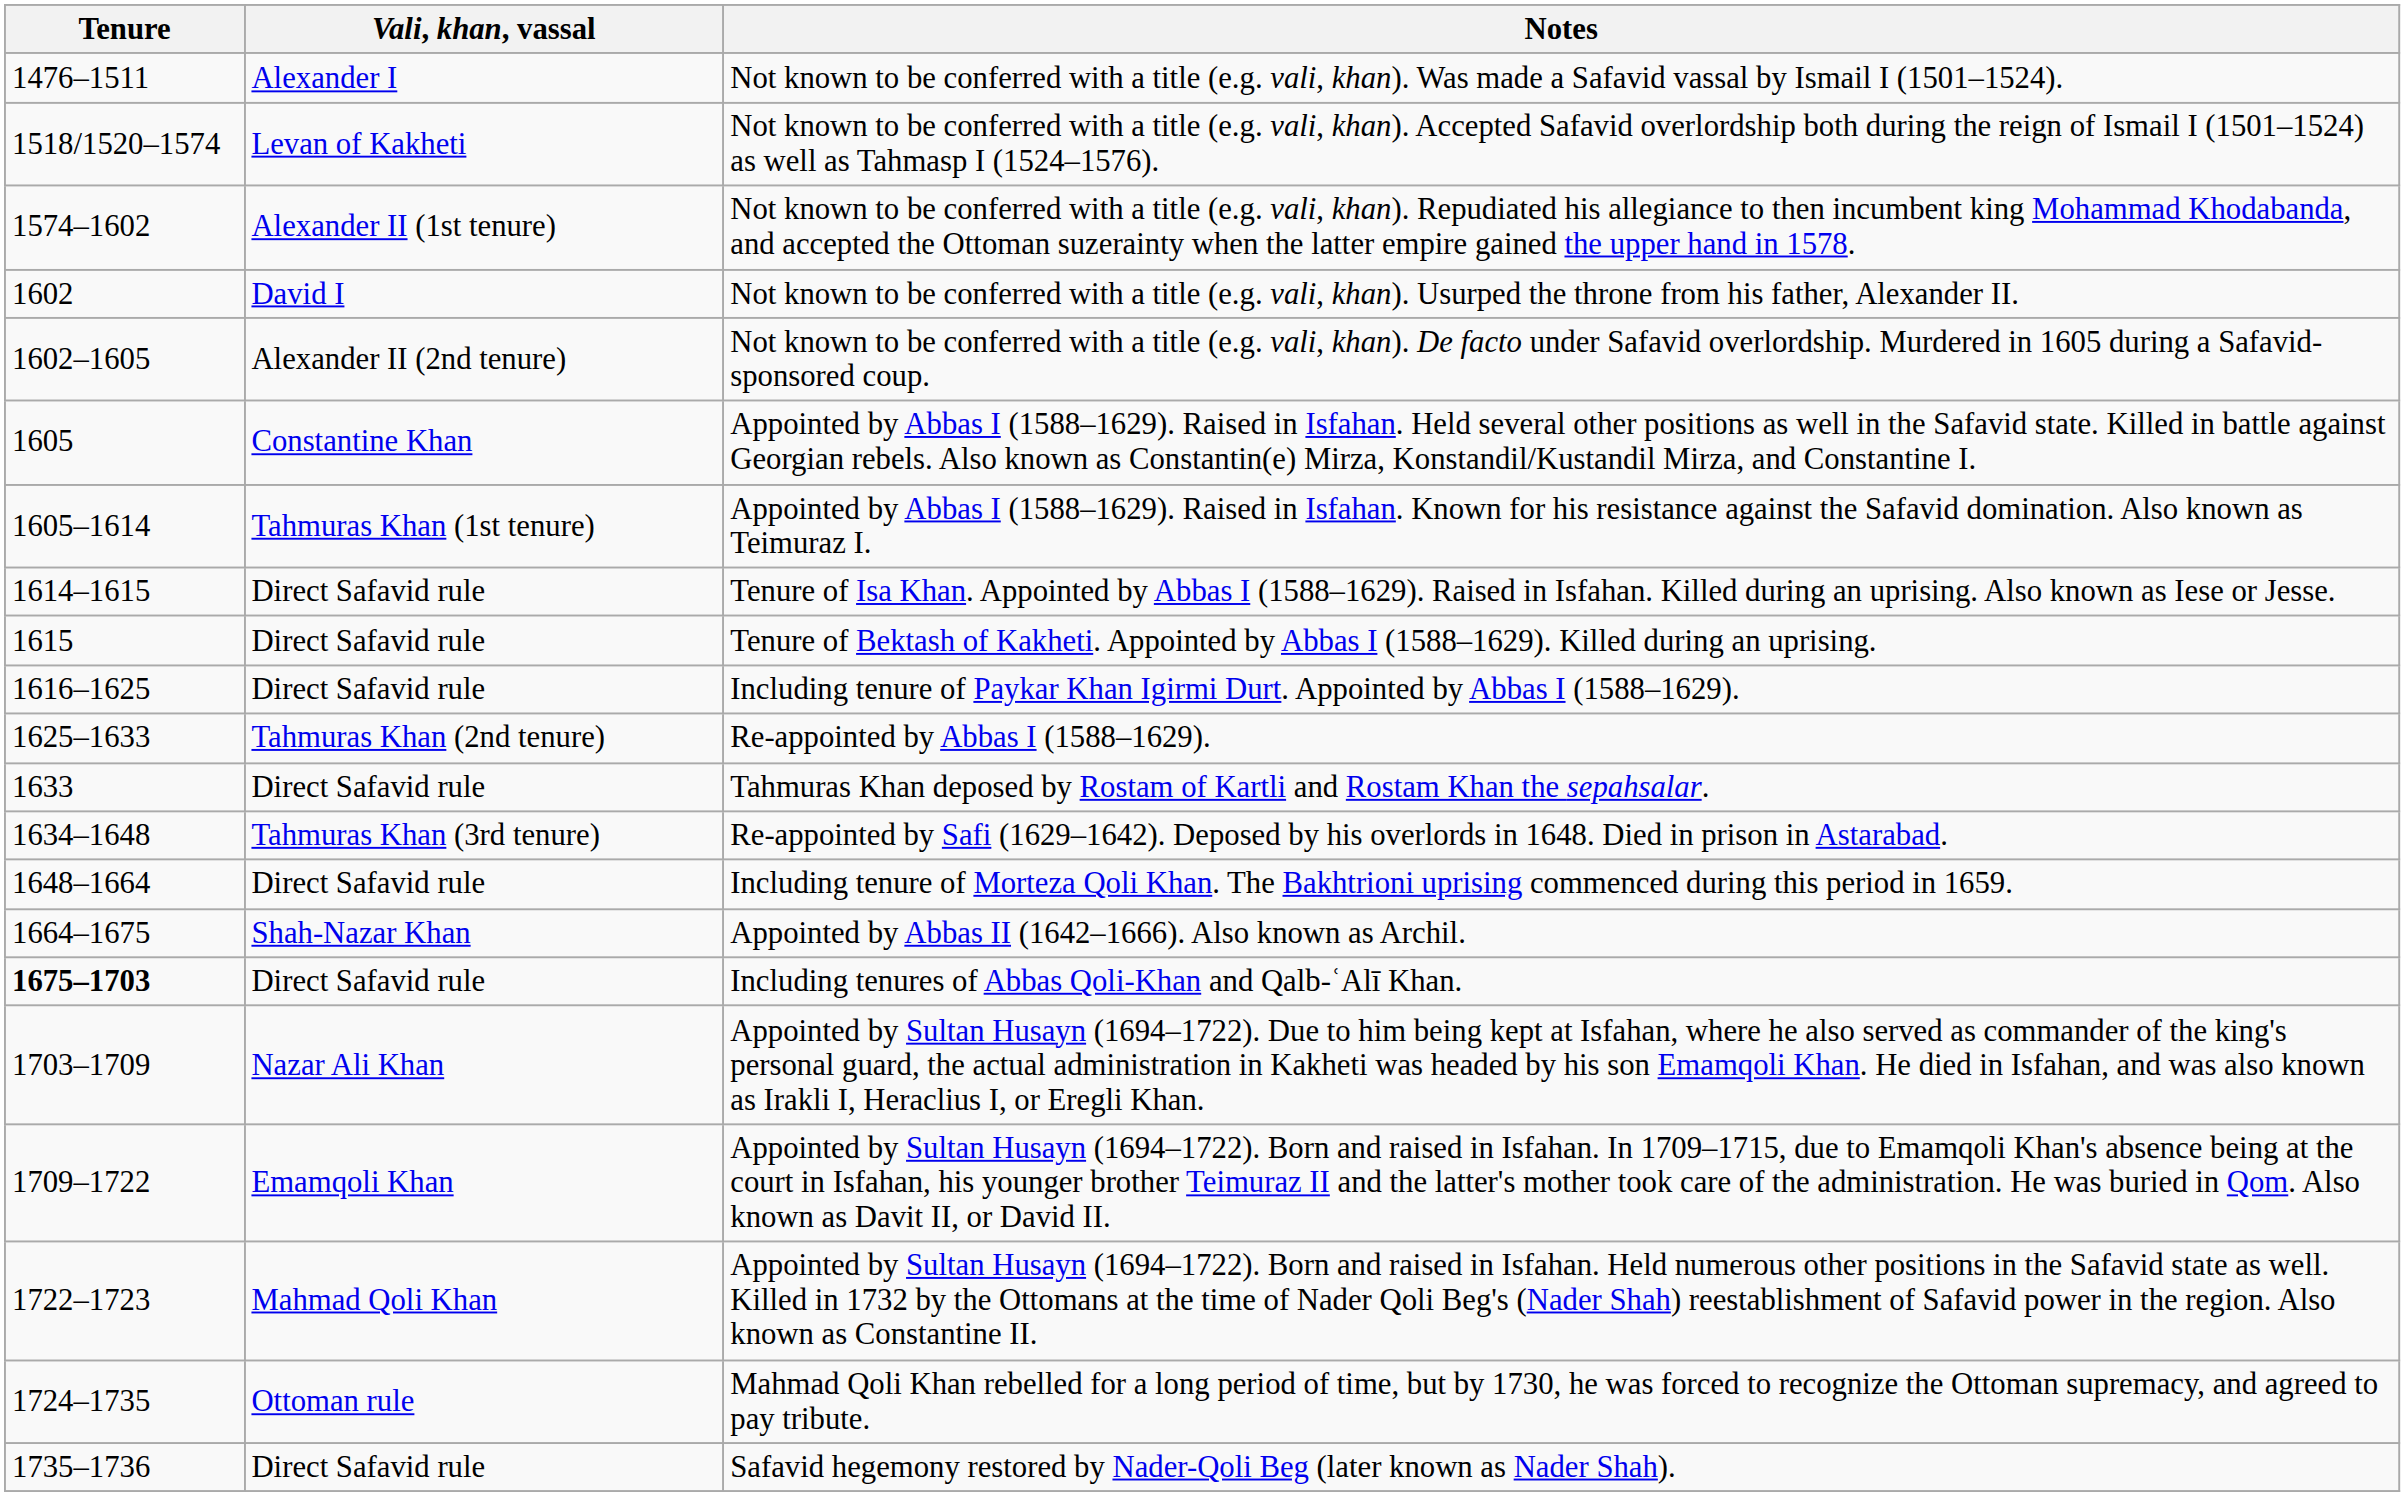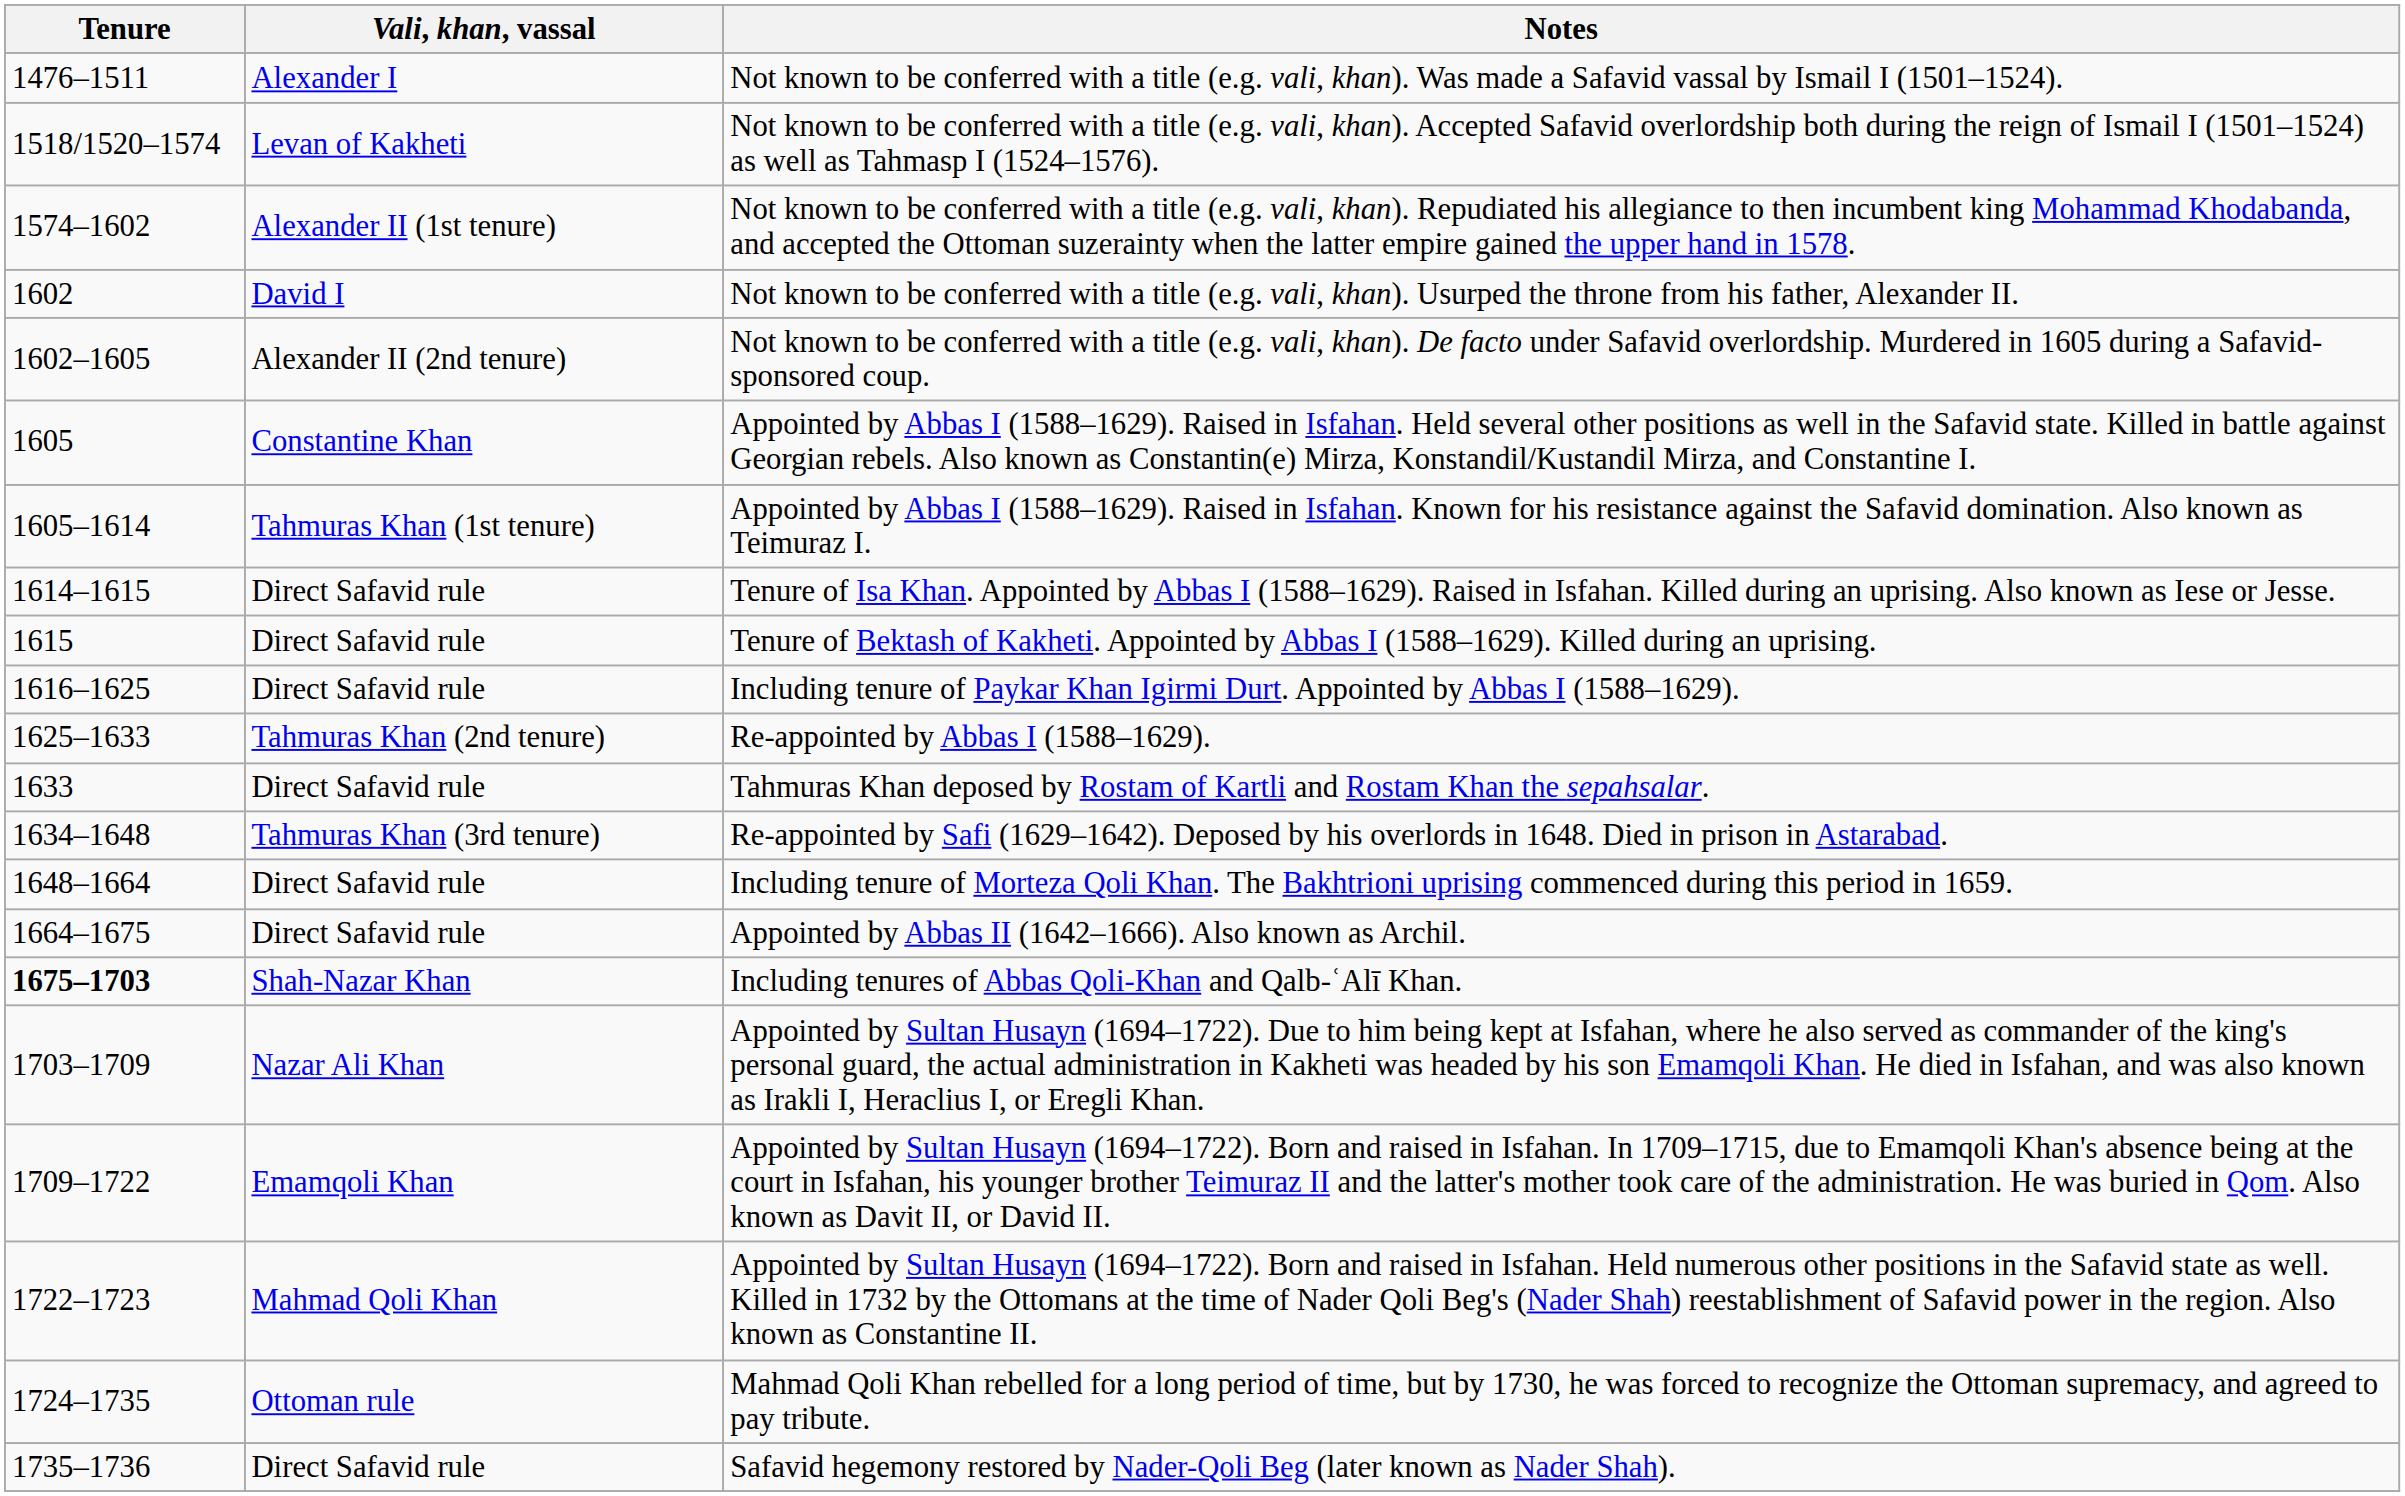(361, 932) Shah-Nazar Khan -> (368, 932) Direct Safavid rule
(368, 981) Direct Safavid rule -> (361, 981) Shah-Nazar Khan
